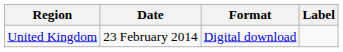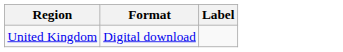- column: (150, 15)
